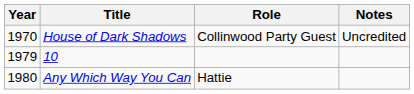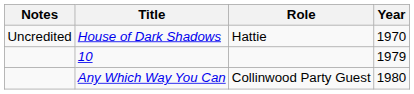columns swapped: (22, 15) <-> (374, 15)
(267, 36) Collinwood Party Guest -> (249, 36) Hattie
(214, 78) Hattie -> (301, 78) Collinwood Party Guest
